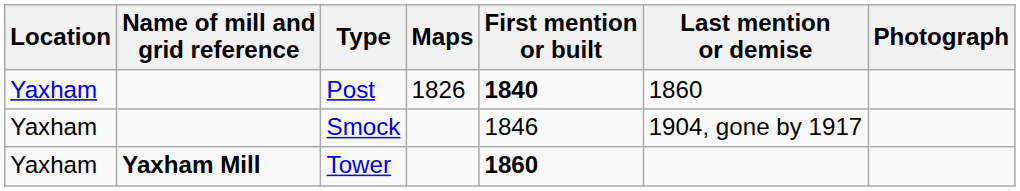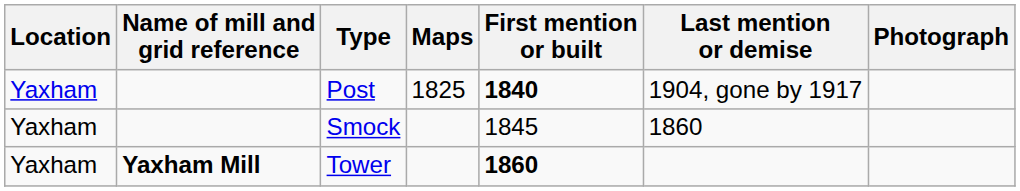(438, 89) 1826 -> (438, 89) 1825
(676, 89) 1860 -> (755, 89) 1904, gone by 1917
(511, 127) 1846 -> (511, 127) 1845
(755, 127) 1904, gone by 1917 -> (676, 127) 1860
